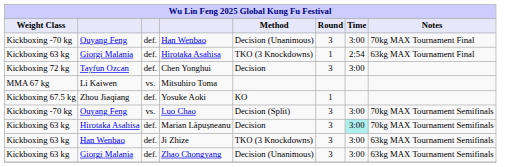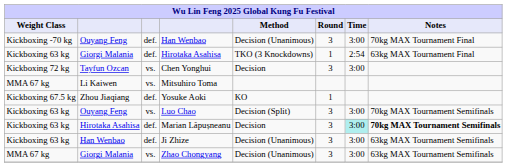(150, 68) def. -> (150, 68) vs.
(39, 111) Kickboxing -70 kg -> (38, 111) Kickboxing 63 kg
(432, 126) normal -> (435, 126) bold
(274, 140) TKO (3 Knockdowns) -> (274, 140) Decision (Unanimous)
(38, 154) Kickboxing 63 kg -> (28, 154) MMA 67 kg
(150, 154) def. -> (150, 154) vs.
